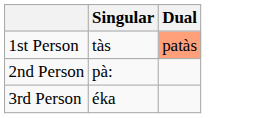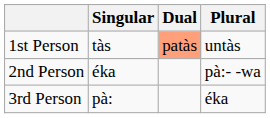+ column: (233, 17)
(102, 71) pà: -> (104, 71) éka
(104, 98) éka -> (102, 98) pà:
